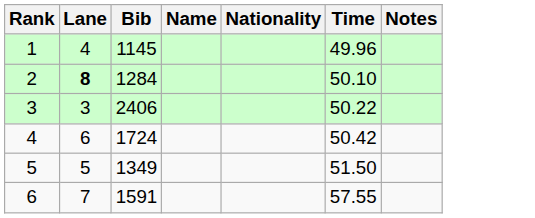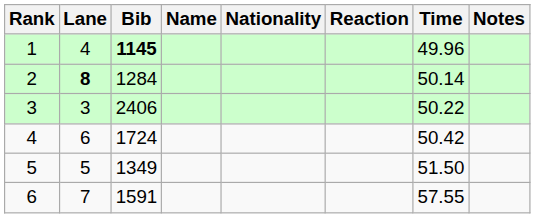+ column: (369, 19)
(136, 49) normal -> (136, 49) bold
(353, 78) 50.10 -> (441, 78) 50.14
